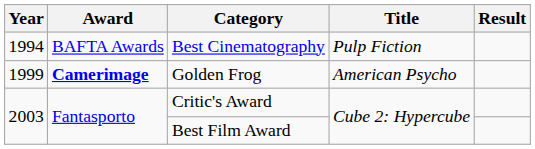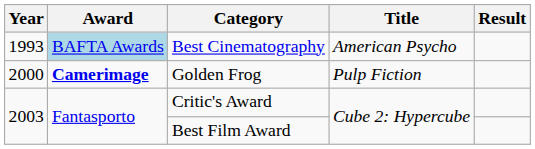(26, 46) 1994 -> (26, 46) 1993
(108, 46) no background -> (108, 46) lightblue background
(377, 46) Pulp Fiction -> (395, 46) American Psycho
(26, 74) 1999 -> (26, 74) 2000
(395, 74) American Psycho -> (377, 74) Pulp Fiction
